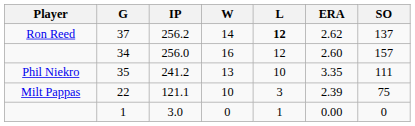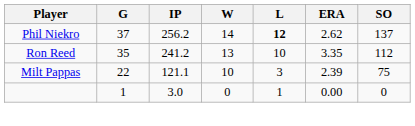(51, 33) Ron Reed -> (51, 33) Phil Niekro
- row: (123, 53)
(51, 72) Phil Niekro -> (51, 53) Ron Reed
(384, 72) 111 -> (384, 53) 112
